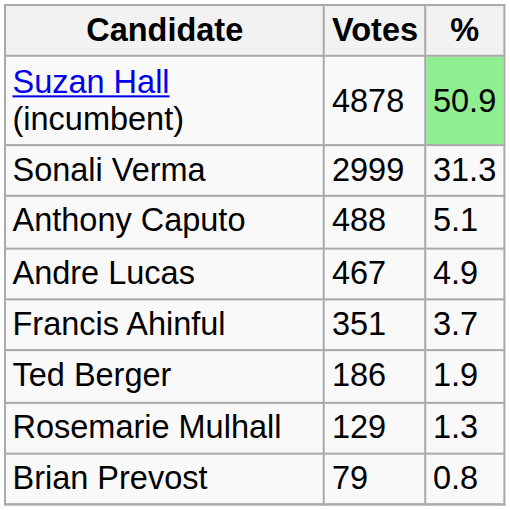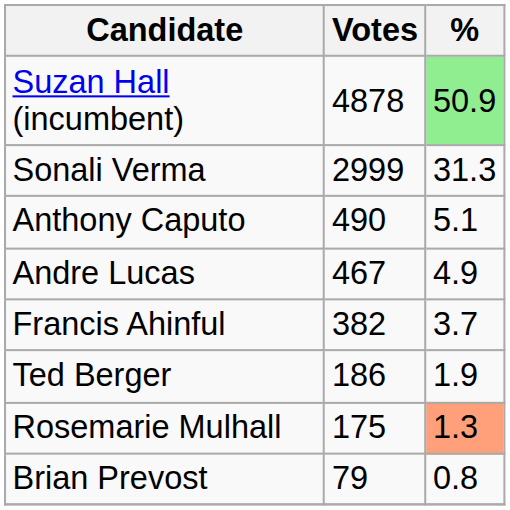(359, 221) 488 -> (359, 221) 490
(359, 324) 351 -> (359, 324) 382
(359, 427) 129 -> (359, 427) 175
(456, 427) no background -> (456, 427) lightsalmon background
